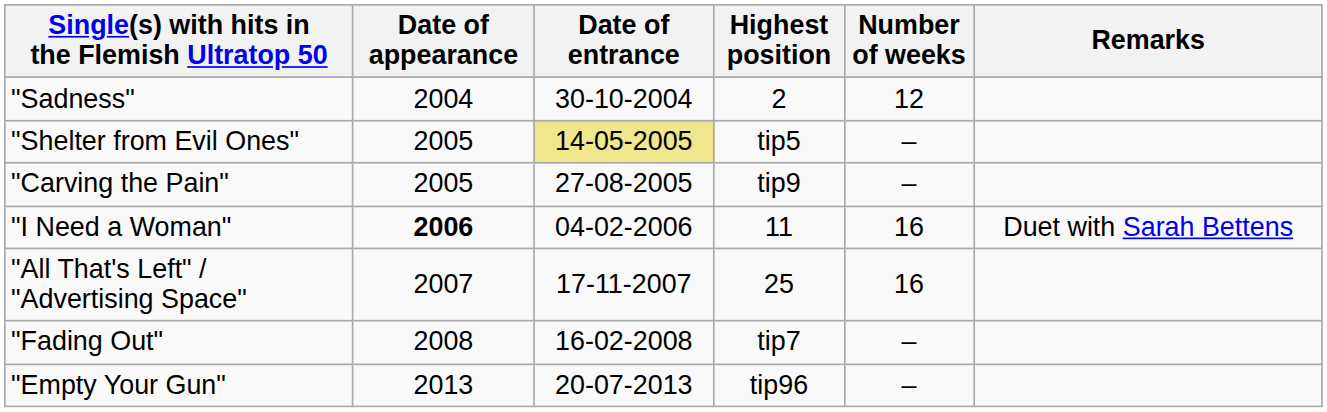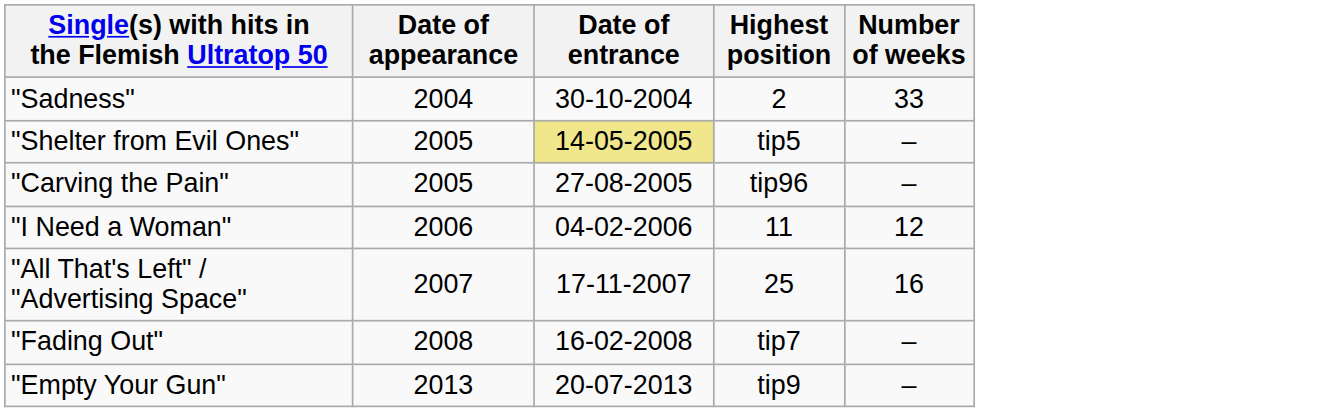- column: (1148, 40)
(909, 98) 12 -> (909, 98) 33
(779, 183) tip9 -> (779, 183) tip96
(443, 226) bold -> (443, 226) normal
(909, 226) 16 -> (909, 226) 12
(779, 384) tip96 -> (779, 384) tip9
